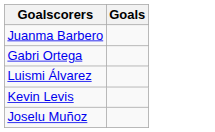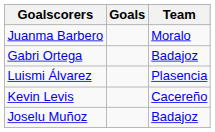+ column: (179, 14)
